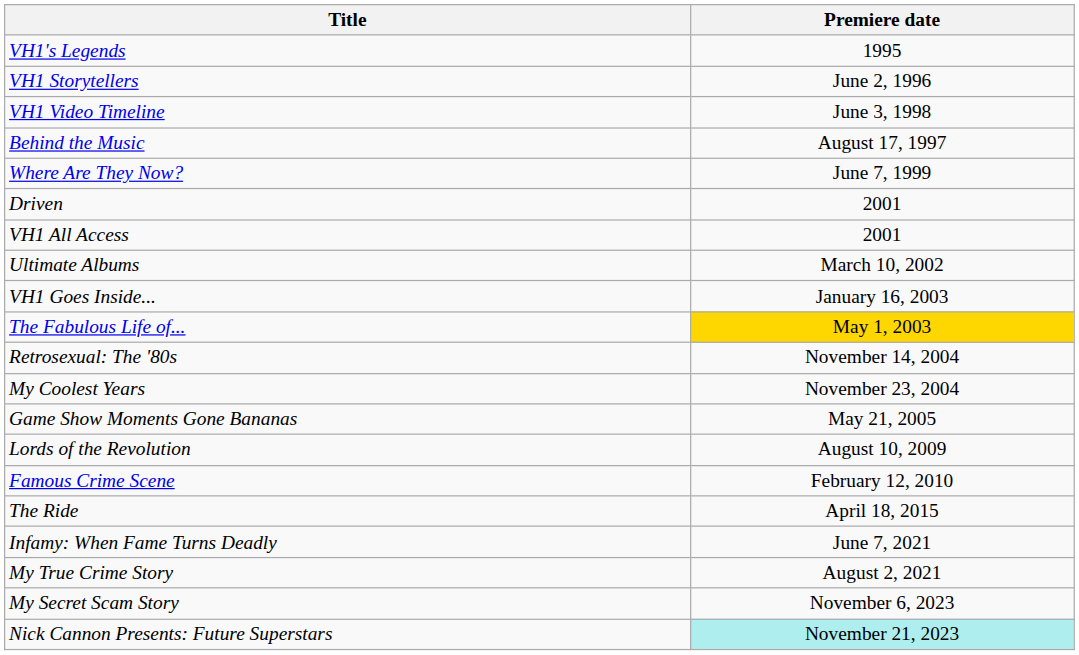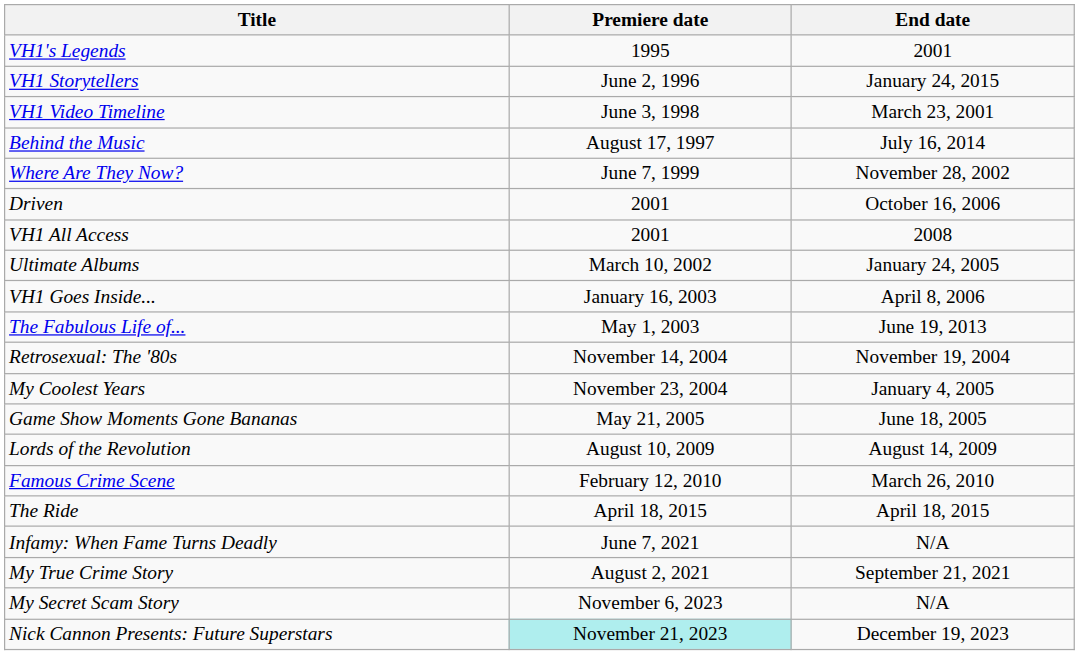+ column: (933, 19)
(882, 326) gold background -> (650, 326) no background
